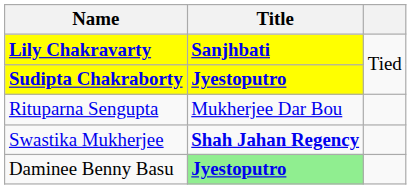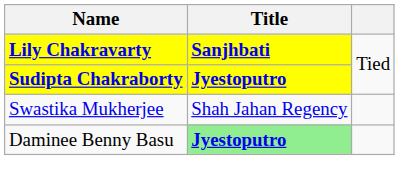- row: (84, 109)
(275, 139) bold -> (269, 109) normal
